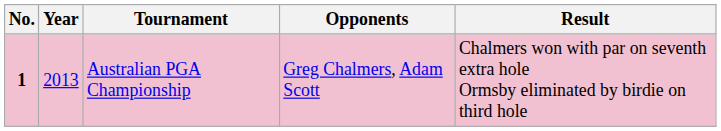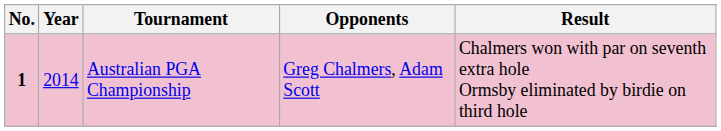(61, 80) 2013 -> (61, 80) 2014
